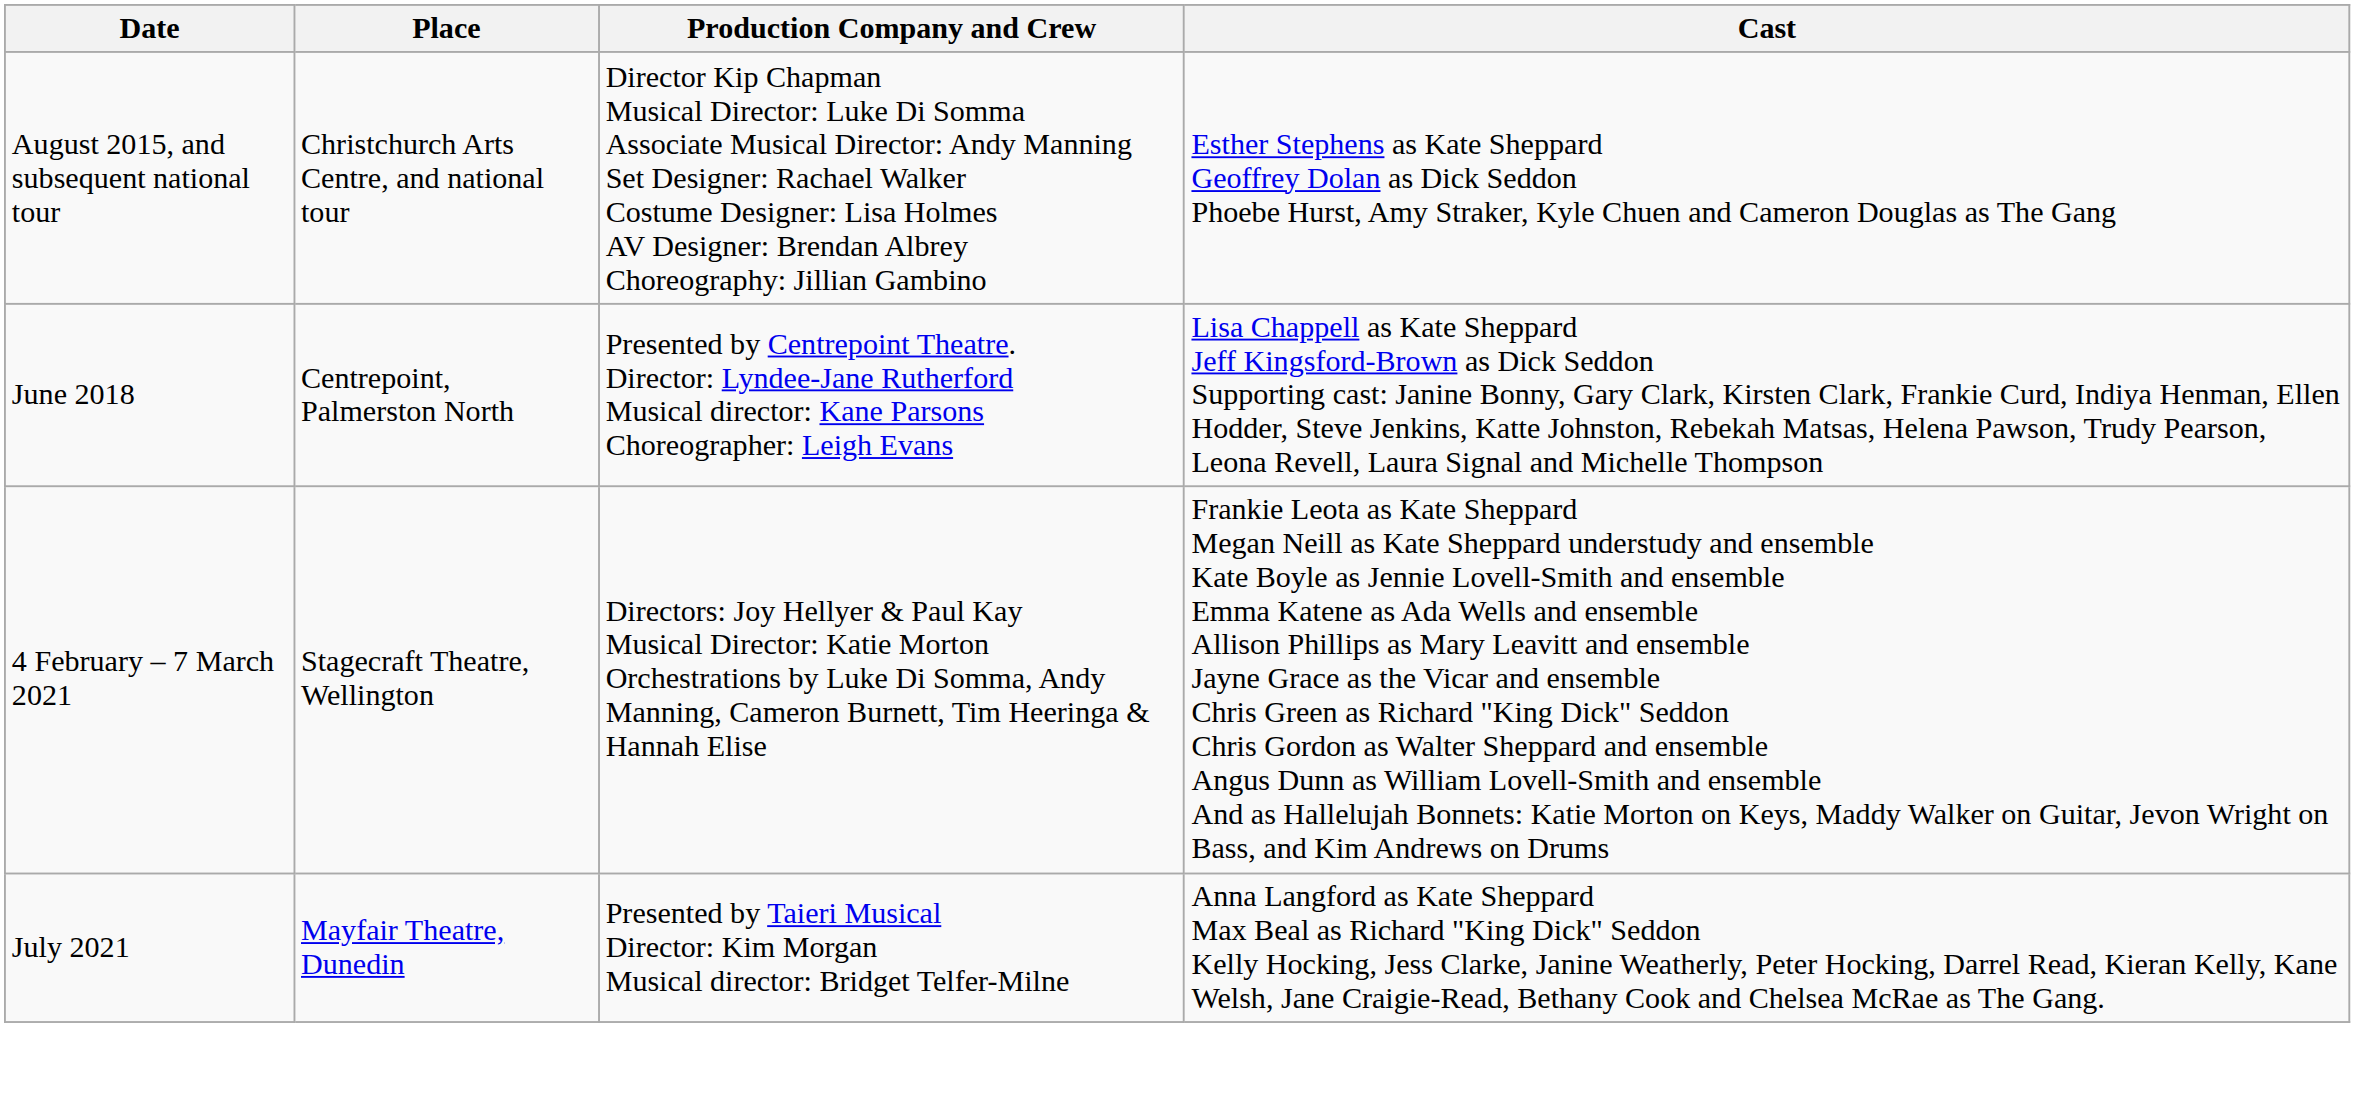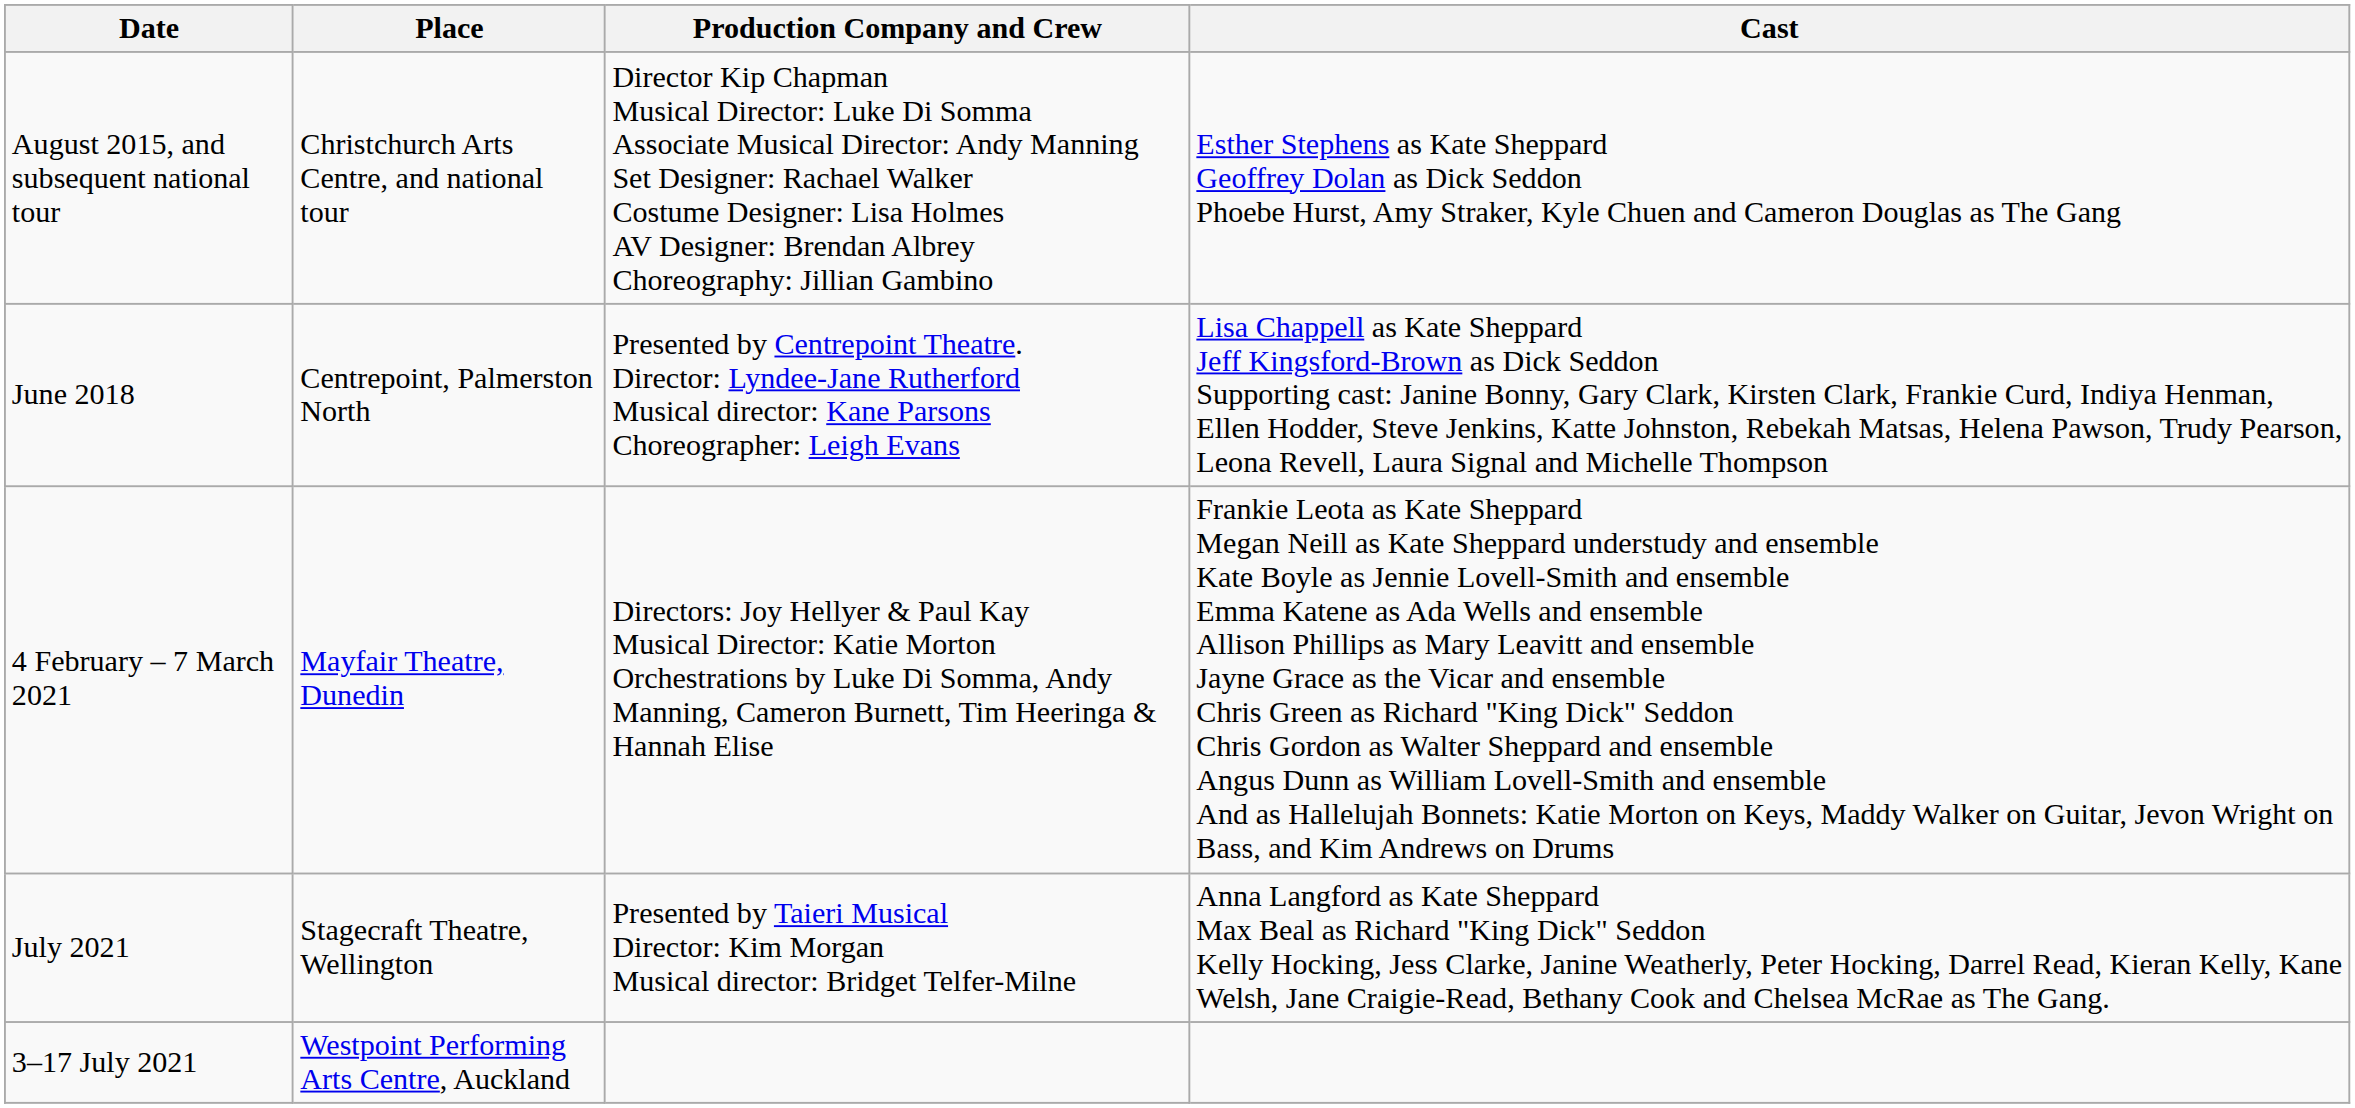(415, 679) Stagecraft Theatre, Wellington -> (402, 679) Mayfair Theatre, Dunedin
(403, 946) Mayfair Theatre, Dunedin -> (414, 946) Stagecraft Theatre, Wellington
+ row: (105, 1062)
